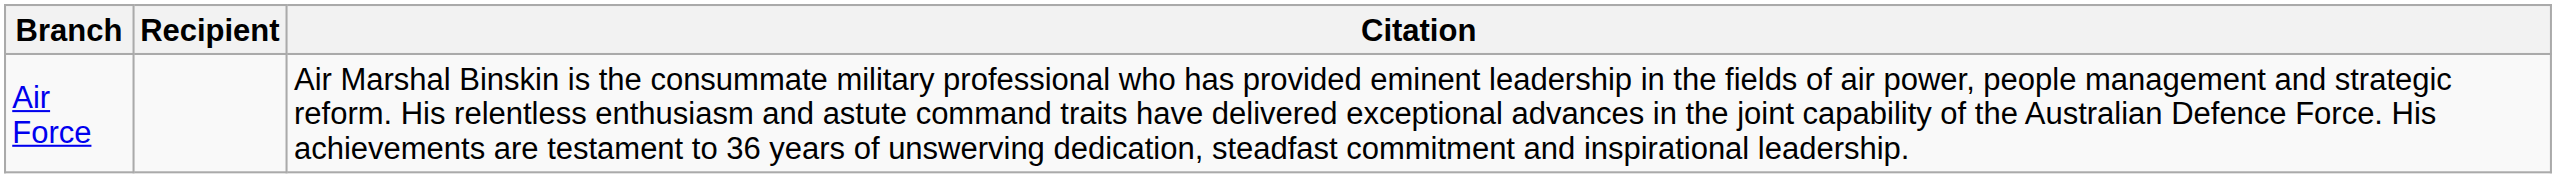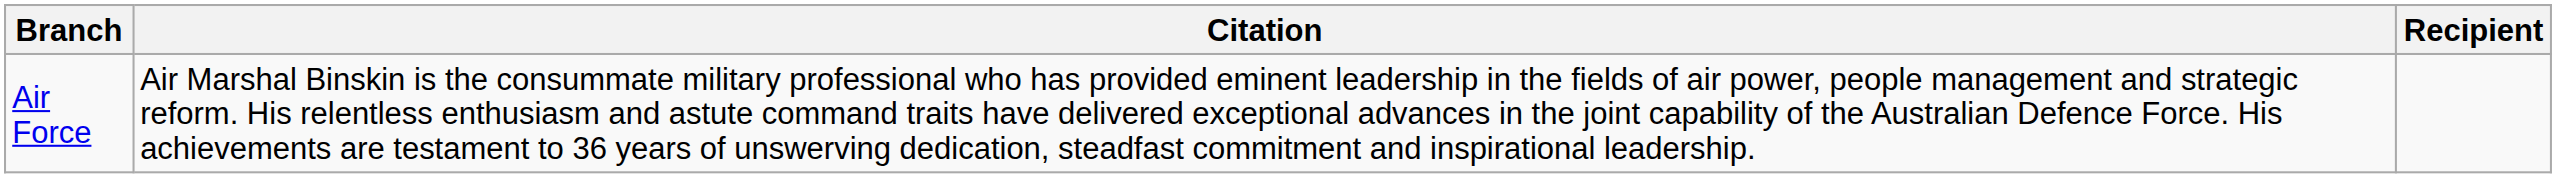columns swapped: (210, 30) <-> (1419, 30)
